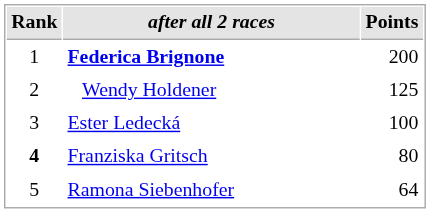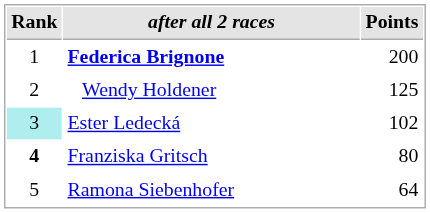(34, 123) no background -> (34, 123) paleturquoise background
(404, 123) 100 -> (404, 123) 102
